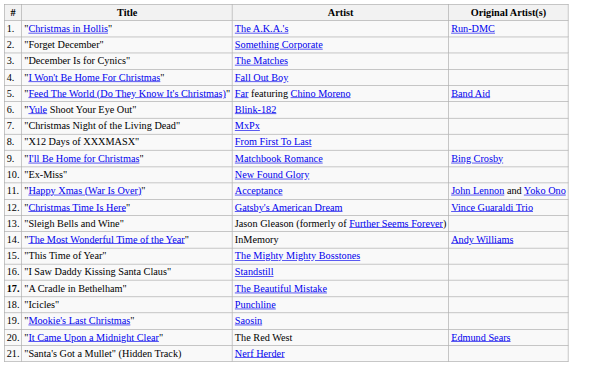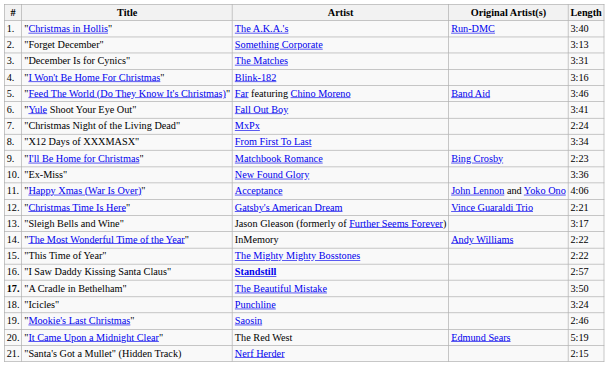+ column: (586, 12)
(262, 77) Fall Out Boy -> (256, 77) Blink-182
(256, 110) Blink-182 -> (262, 110) Fall Out Boy
(254, 272) normal -> (256, 272) bold
